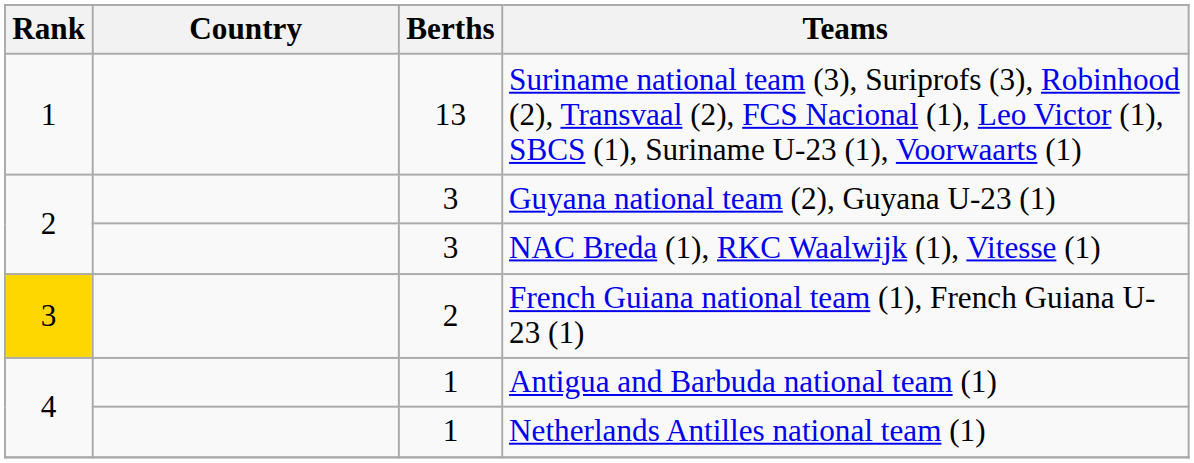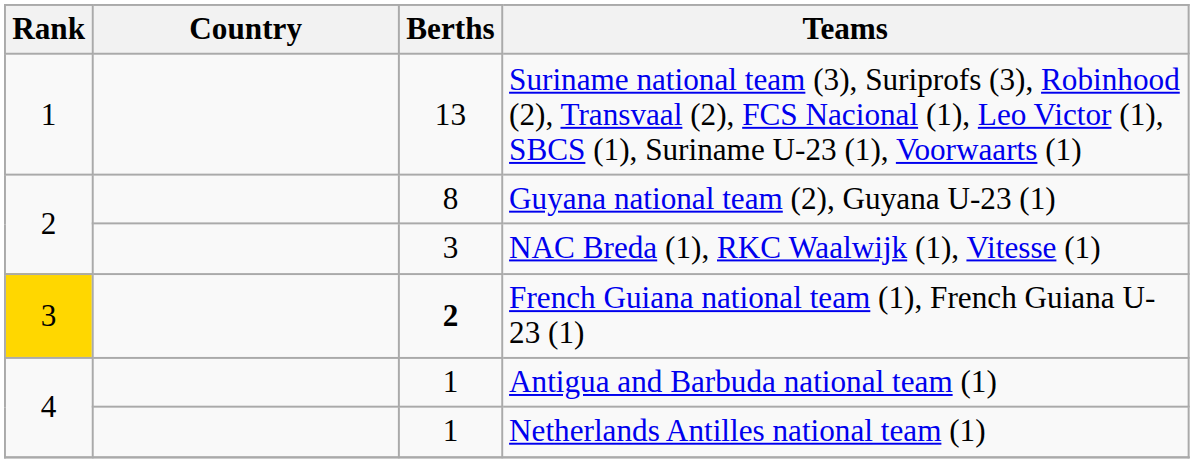(450, 198) 3 -> (450, 198) 8
(450, 314) normal -> (450, 314) bold
